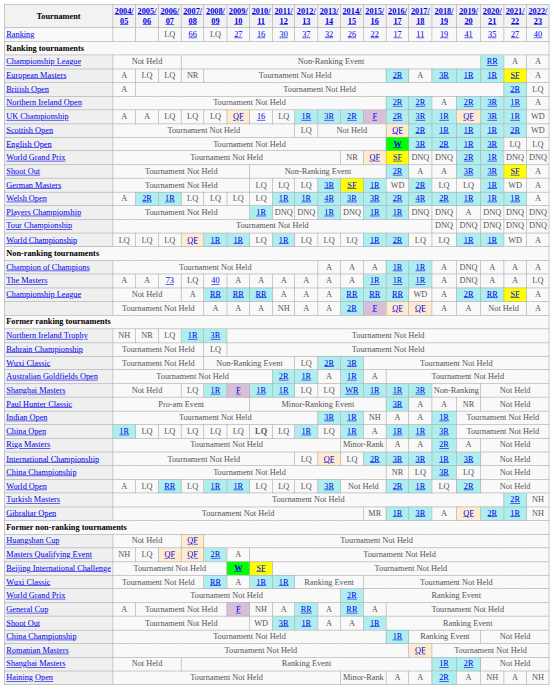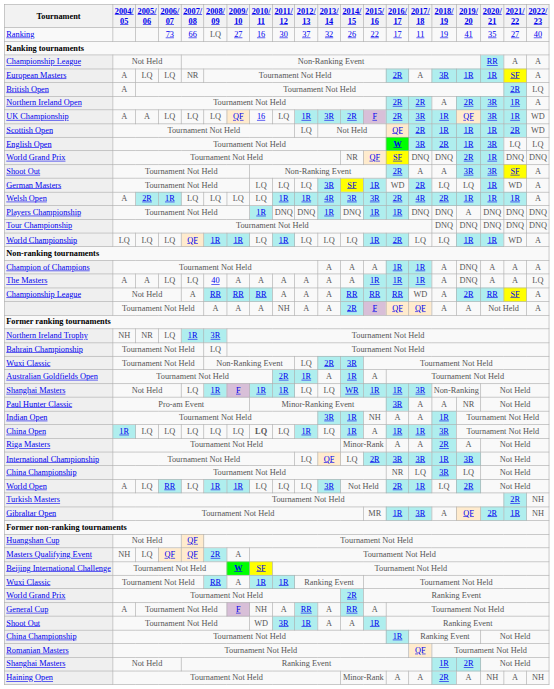(170, 34) LQ -> (170, 34) 73
(170, 280) 73 -> (170, 280) LQ
